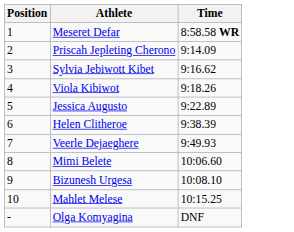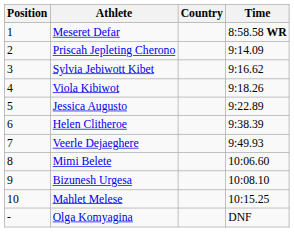+ column: (202, 13)
